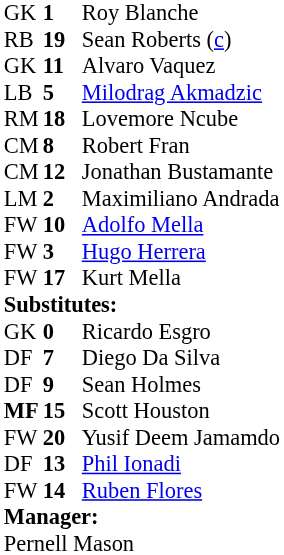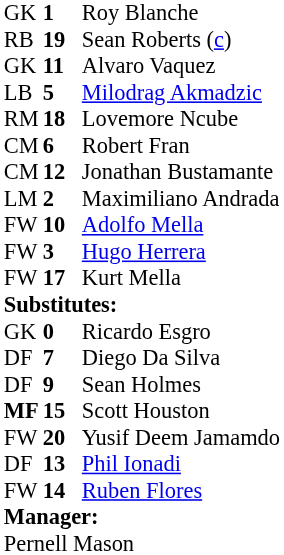(48, 145) 8 -> (48, 145) 6
